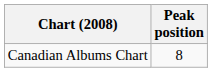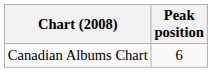(179, 55) 8 -> (179, 55) 6
